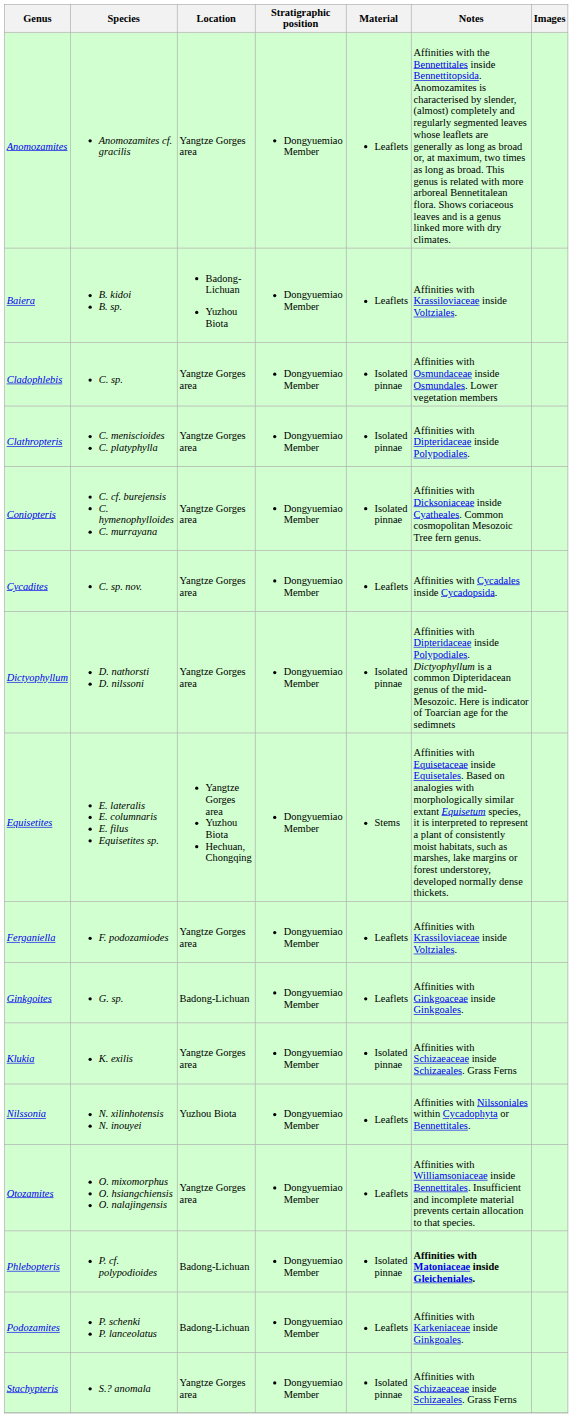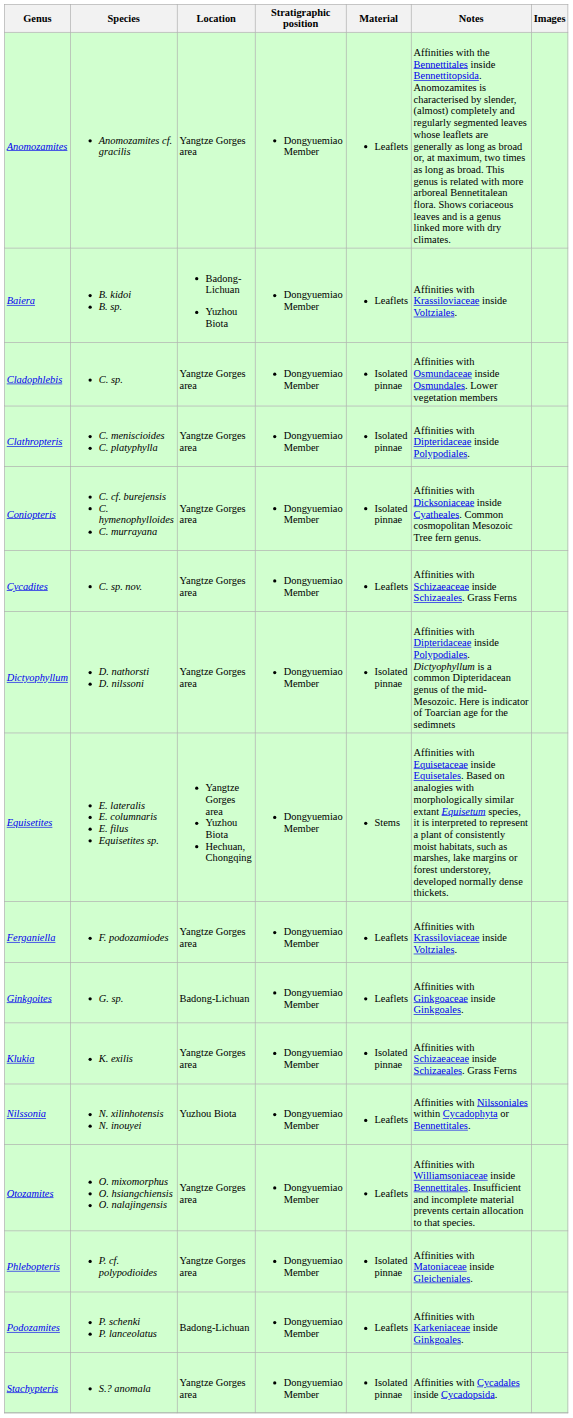(467, 586) Affinities with Cycadales inside Cycadopsida. -> (465, 586) Affinities with Schizaeaceae inside Schizaeales. Grass Ferns
(214, 1267) Badong-Lichuan -> (213, 1267) Yangtze Gorges area
(456, 1267) bold -> (454, 1267) normal
(465, 1388) Affinities with Schizaeaceae inside Schizaeales. Grass Ferns -> (467, 1388) Affinities with Cycadales inside Cycadopsida.
